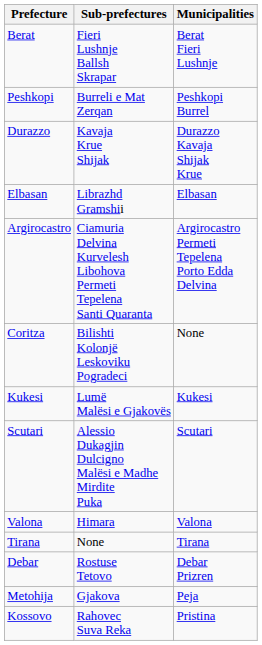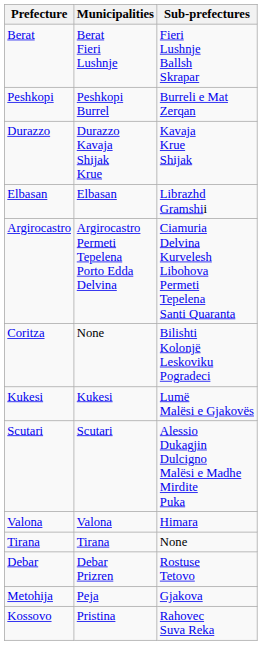columns swapped: (124, 14) <-> (215, 14)
